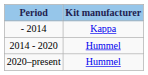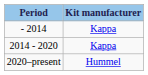(103, 46) Hummel -> (103, 46) Kappa
